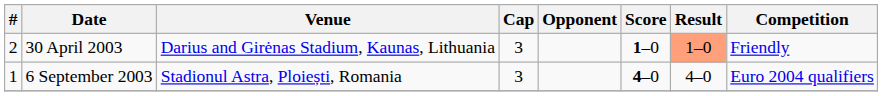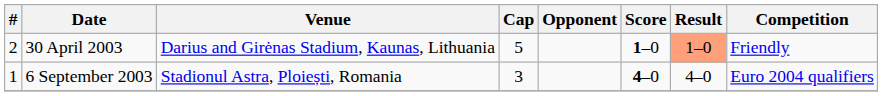(519, 47) 3 -> (519, 47) 5
